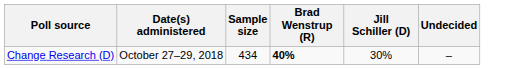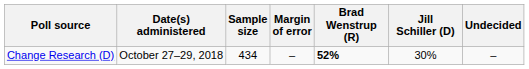+ column: (292, 25)
(284, 55) 40% -> (328, 55) 52%
